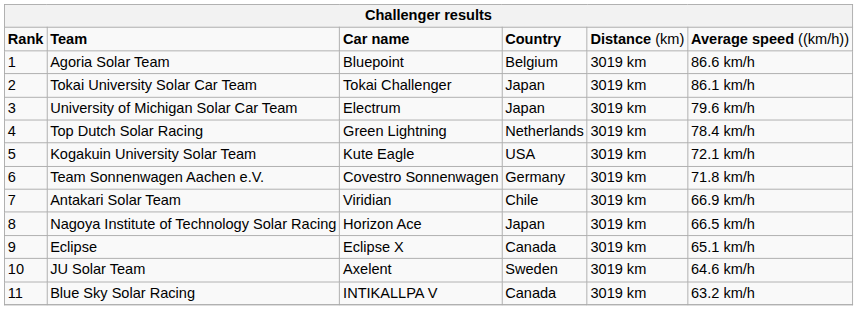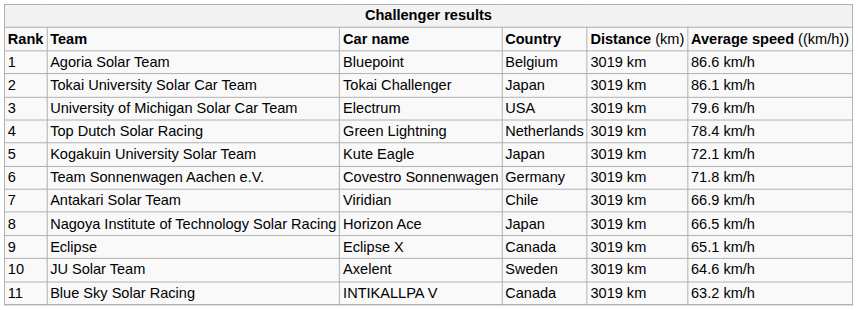(525, 108) Japan -> (520, 108) USA
(520, 154) USA -> (525, 154) Japan
